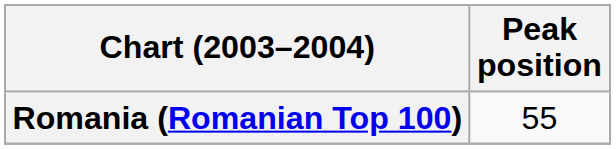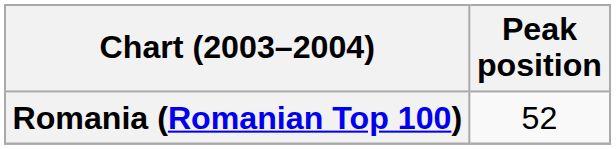(539, 117) 55 -> (539, 117) 52
